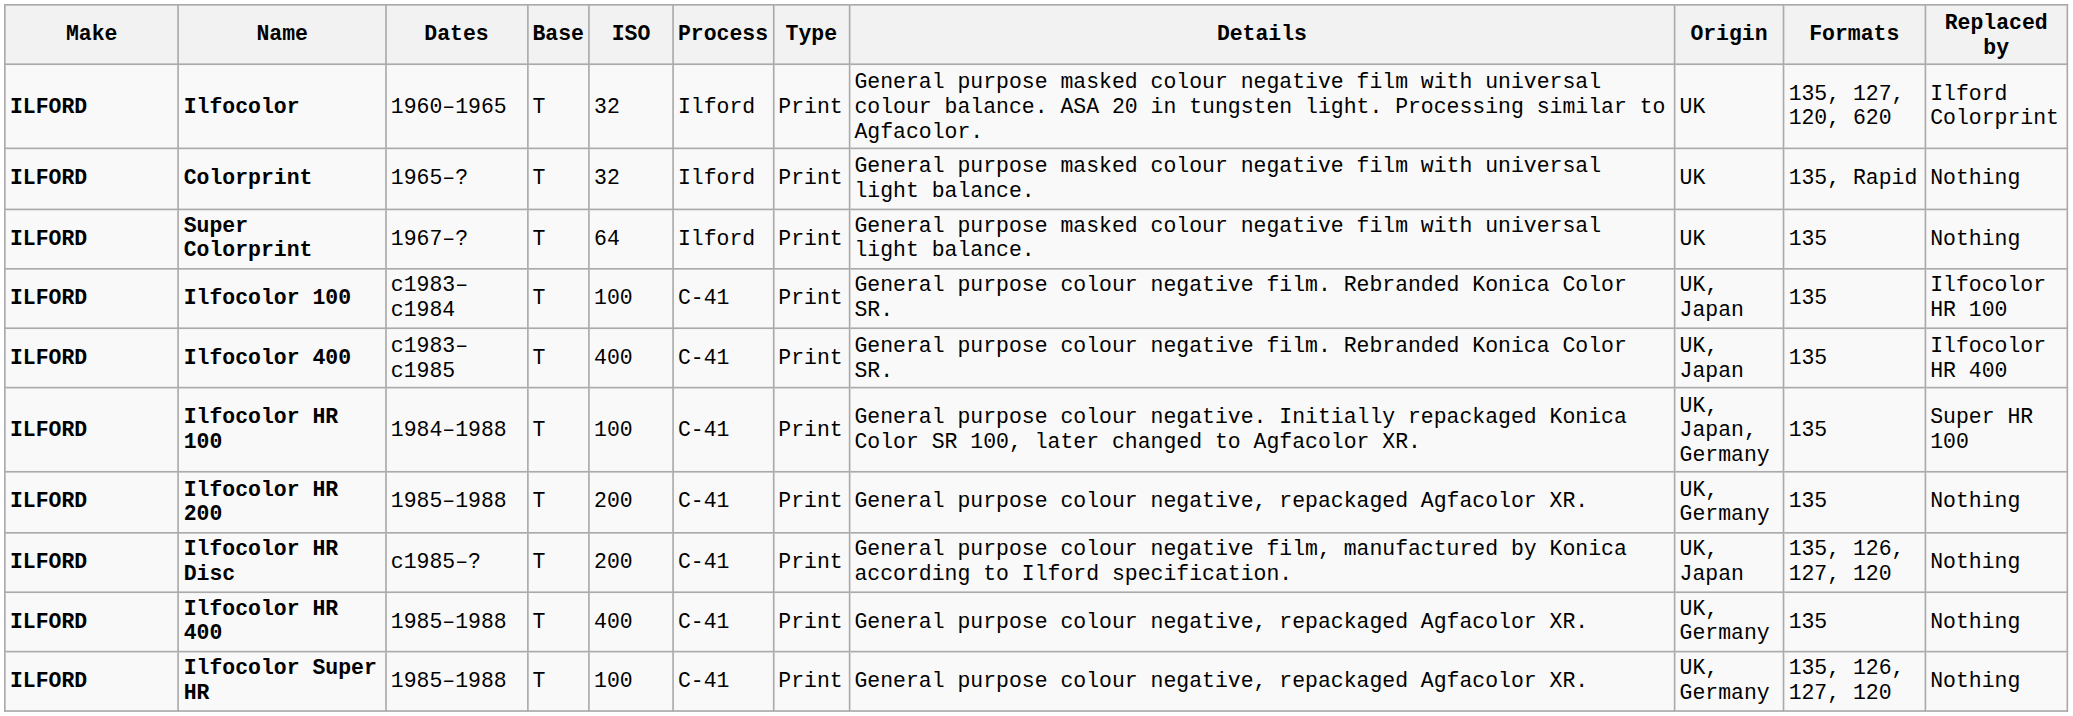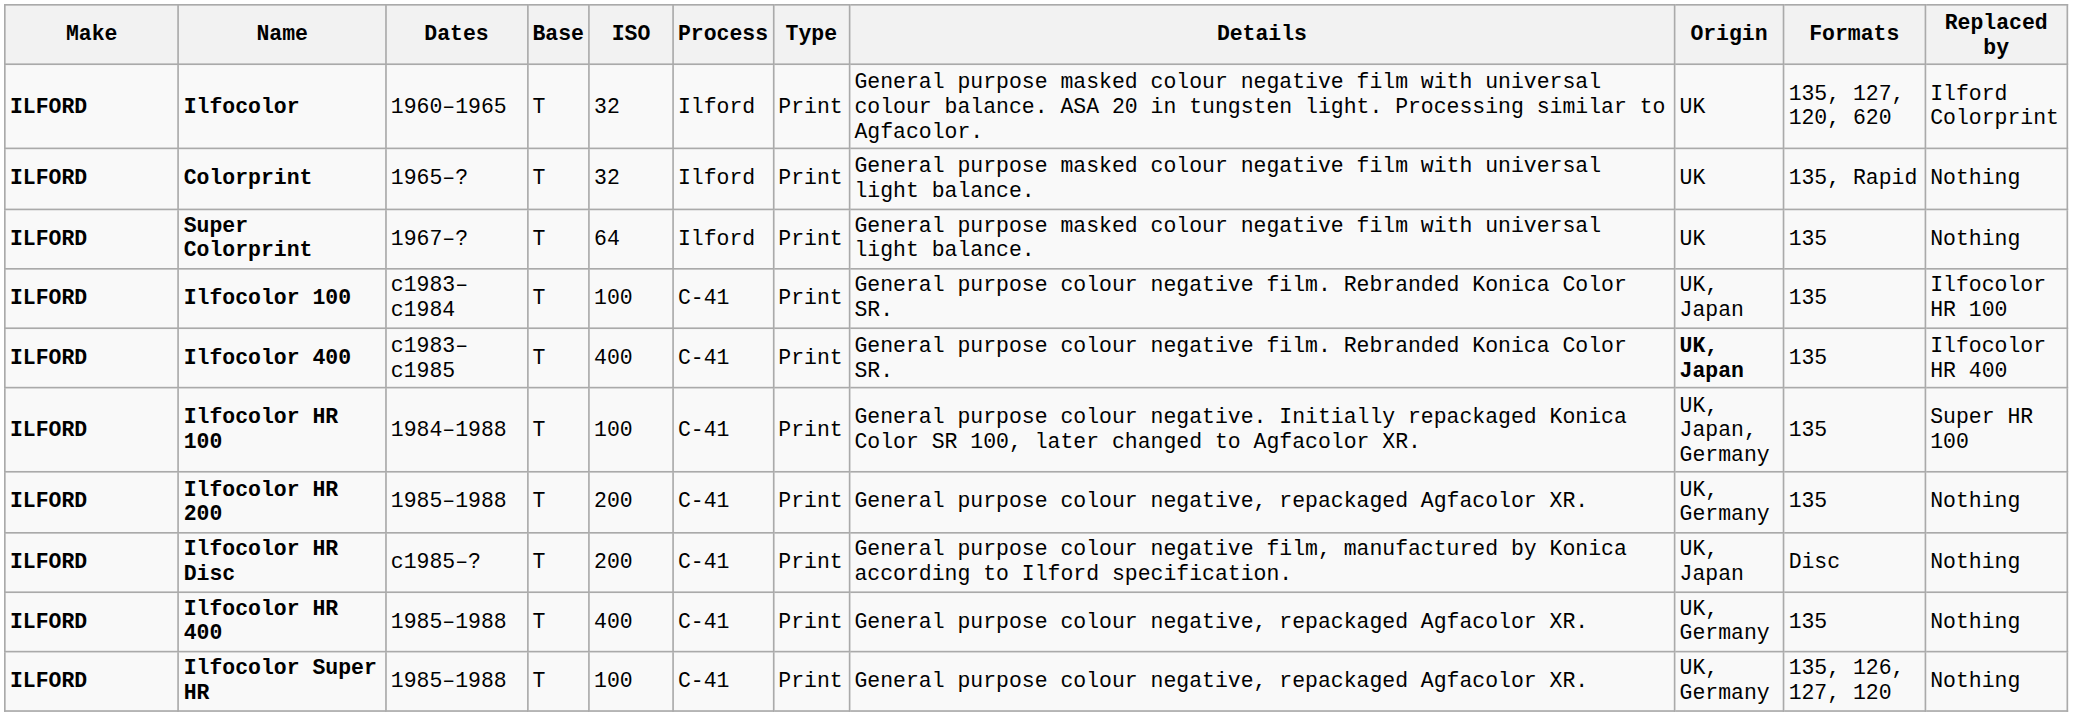(1712, 358) normal -> (1712, 358) bold
(1847, 562) 135, 126, 127, 120 -> (1814, 562) Disc
